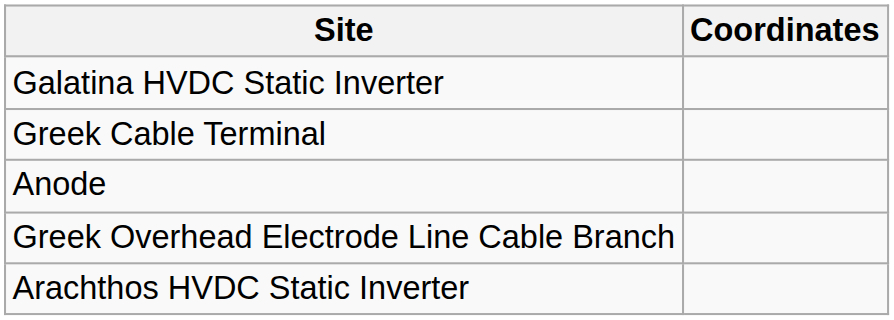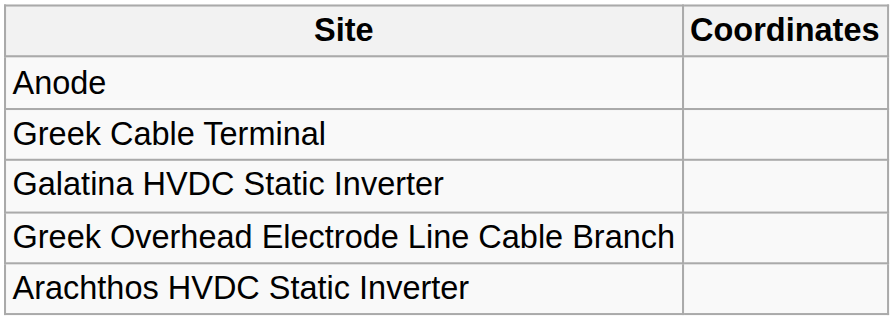rows swapped: (228, 82) <-> (59, 185)
